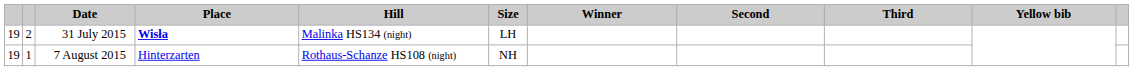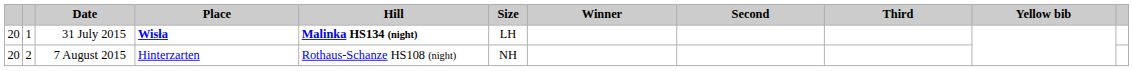(14, 34) 19 -> (14, 34) 20
(29, 34) 2 -> (29, 34) 1
(357, 34) normal -> (360, 34) bold
(14, 54) 19 -> (14, 54) 20
(29, 54) 1 -> (29, 54) 2
